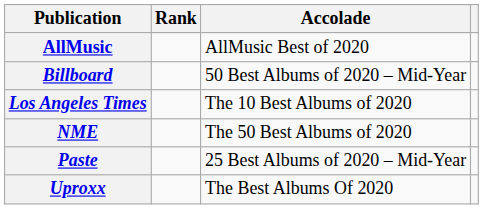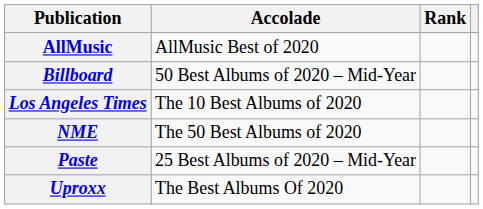columns swapped: (336, 18) <-> (176, 18)
